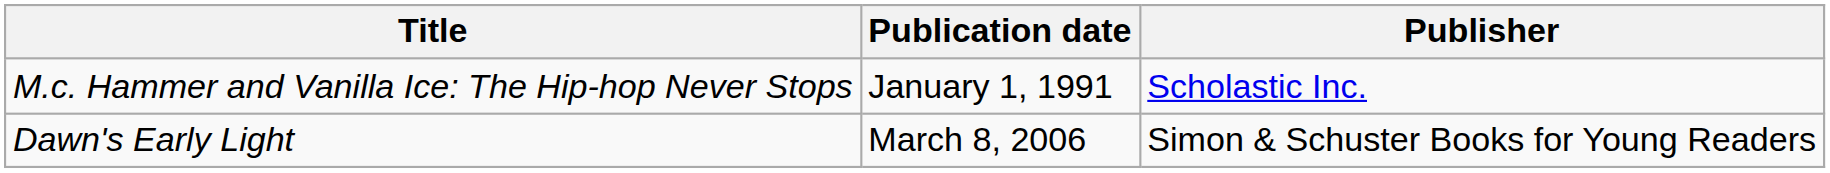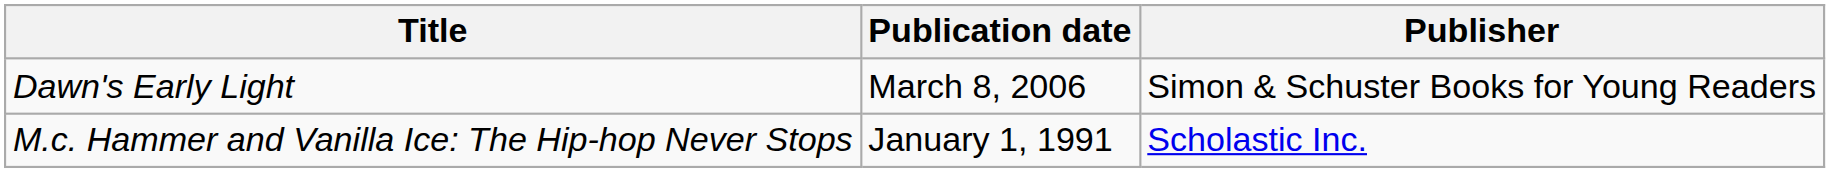rows swapped: (433, 85) <-> (153, 139)
